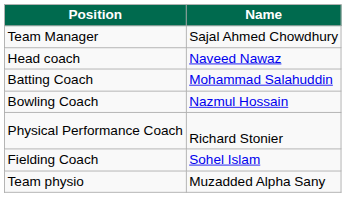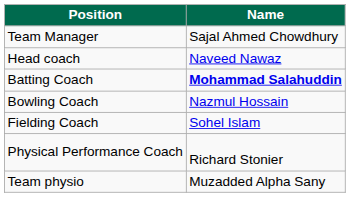(261, 79) normal -> (266, 79) bold
rows swapped: (53, 159) <-> (95, 130)
